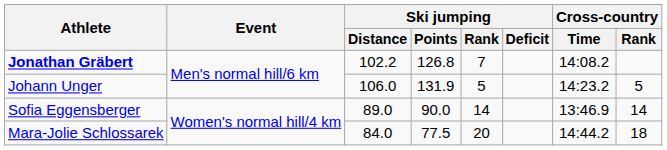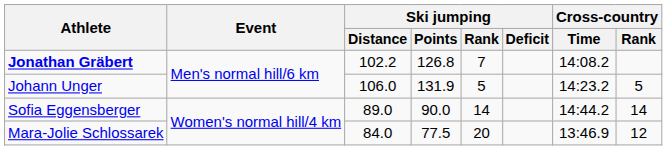(584, 110) 13:46.9 -> (584, 110) 14:44.2
(584, 134) 14:44.2 -> (584, 134) 13:46.9
(639, 134) 18 -> (639, 134) 12
